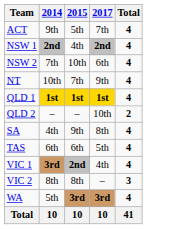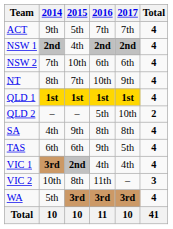+ column: (102, 13)
(52, 80) 10th -> (52, 80) 8th
(52, 181) 8th -> (52, 181) 10th
